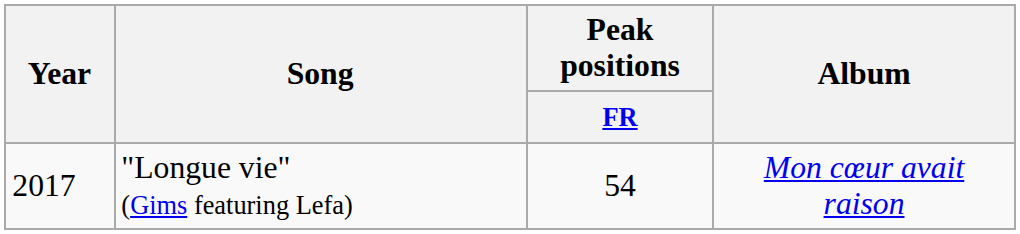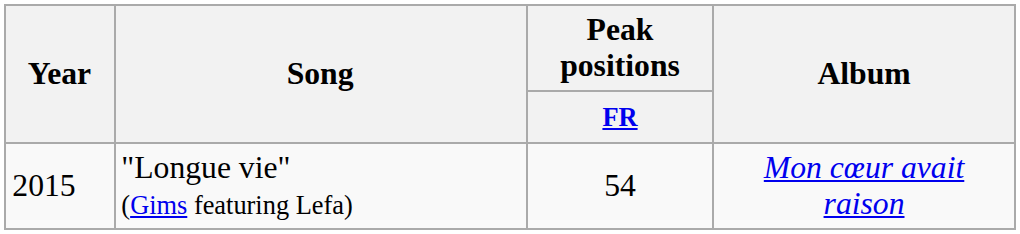(44, 184) 2017 -> (44, 184) 2015
